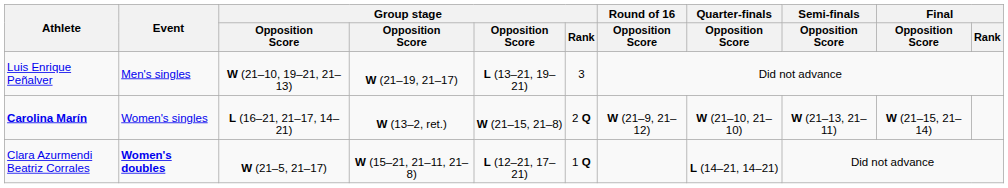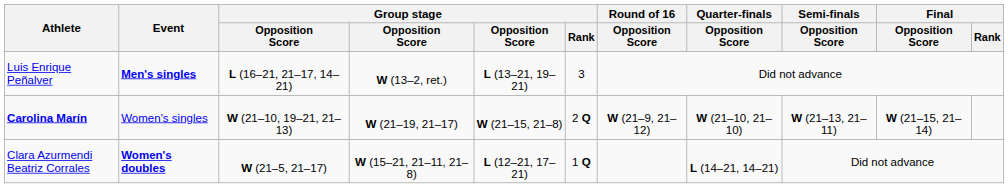(156, 74) normal -> (159, 74) bold
(284, 80) W (21–10, 19–21, 21–13) -> (284, 80) L (16–21, 21–17, 14–21)
(412, 80) W (21–19, 21–17) -> (412, 80) W (13–2, ret.)
(284, 124) L (16–21, 21–17, 14–21) -> (284, 124) W (21–10, 19–21, 21–13)
(412, 124) W (13–2, ret.) -> (412, 124) W (21–19, 21–17)
